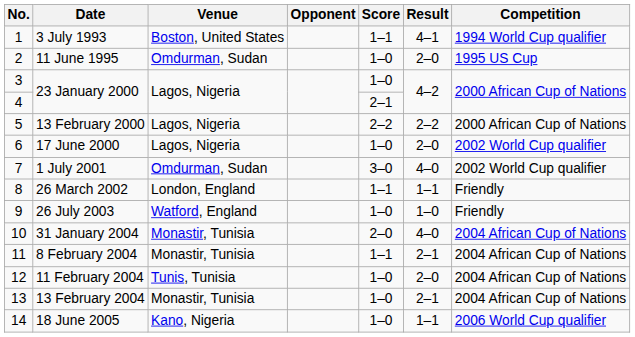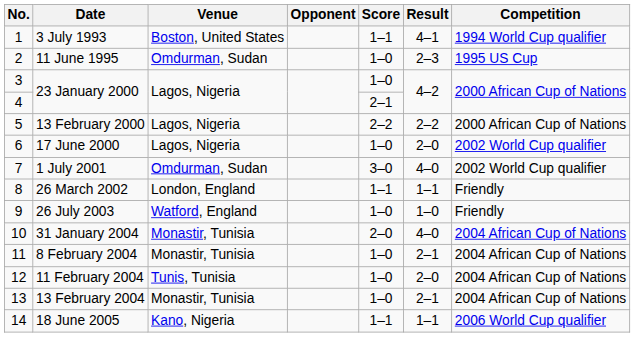(427, 59) 2–0 -> (427, 59) 2–3
(381, 255) 1–1 -> (381, 255) 1–0
(381, 320) 1–0 -> (381, 320) 1–1
